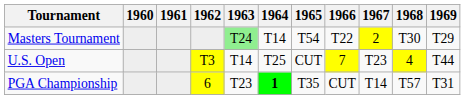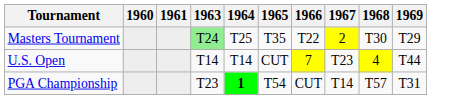- column: (207, 15)
(275, 38) T14 -> (241, 38) T25
(308, 38) T54 -> (275, 38) T35
(275, 61) T25 -> (241, 61) T14
(308, 83) T35 -> (275, 83) T54
